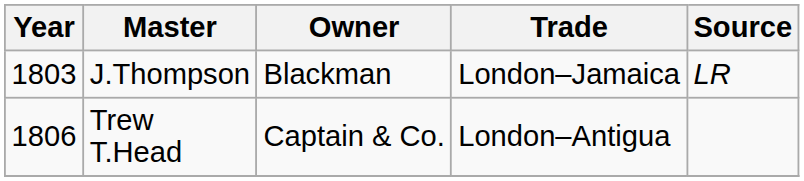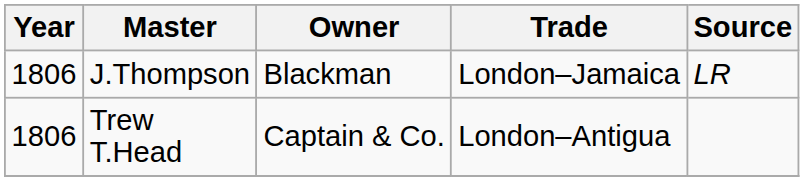(44, 73) 1803 -> (44, 73) 1806
